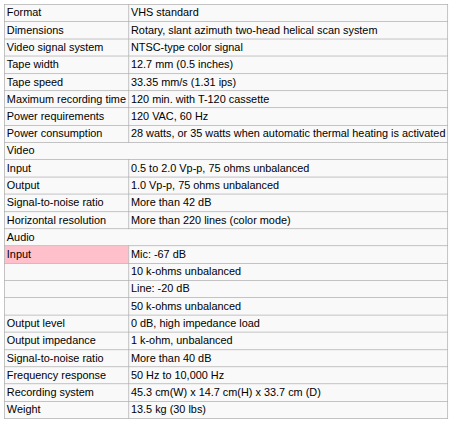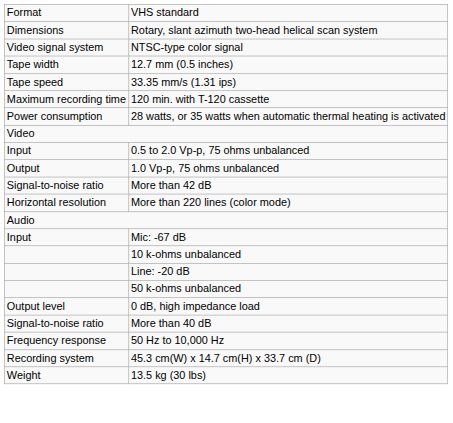- row: (170, 116)
(19, 254) pink background -> (19, 237) no background
- row: (182, 340)
